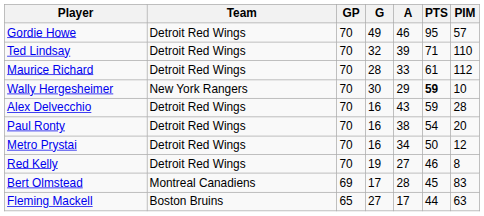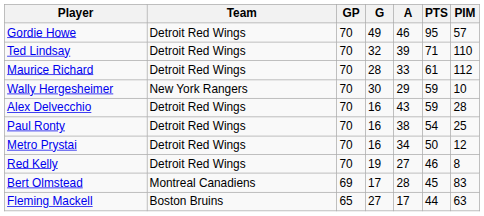(432, 88) bold -> (432, 88) normal
(460, 126) 20 -> (460, 126) 25
